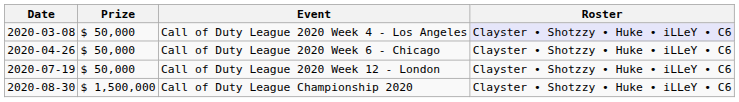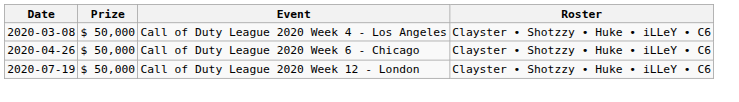(602, 32) lavender background -> (582, 32) no background
- row: (287, 87)
